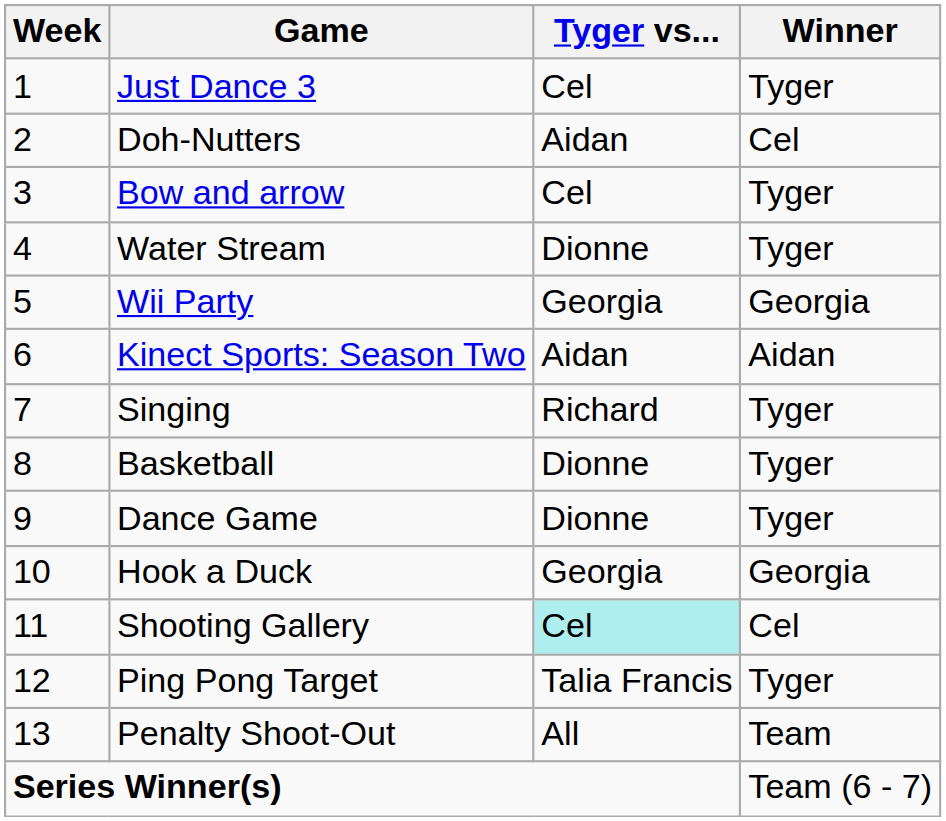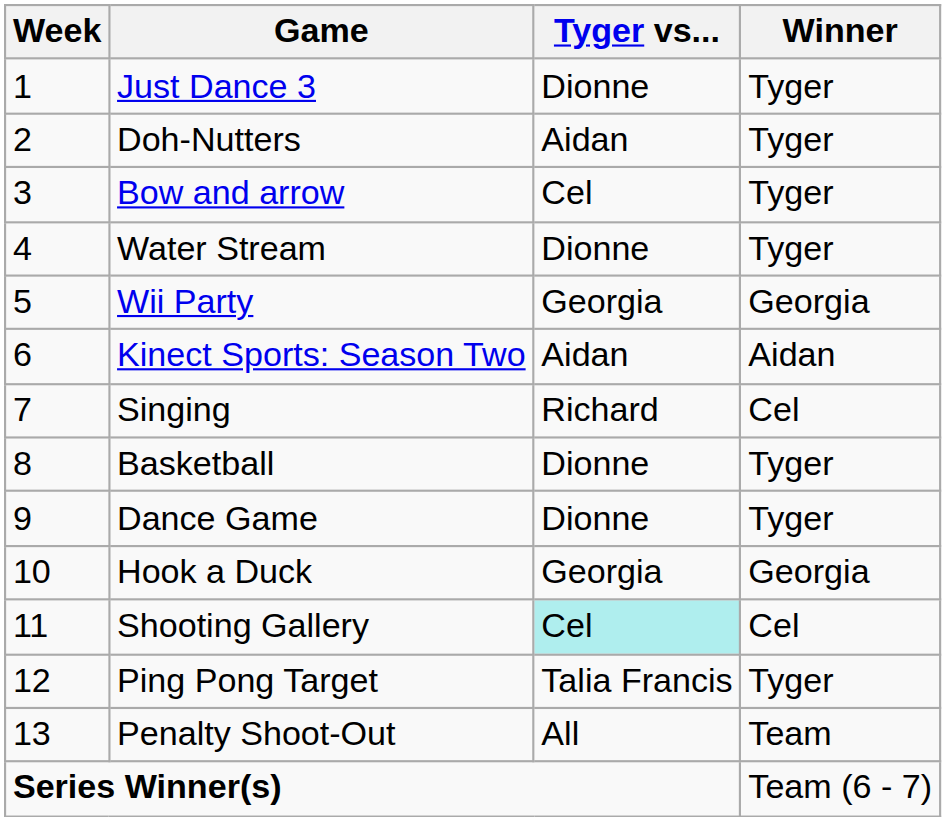(567, 85) Cel -> (595, 85) Dionne
(774, 139) Cel -> (791, 139) Tyger
(791, 409) Tyger -> (774, 409) Cel
